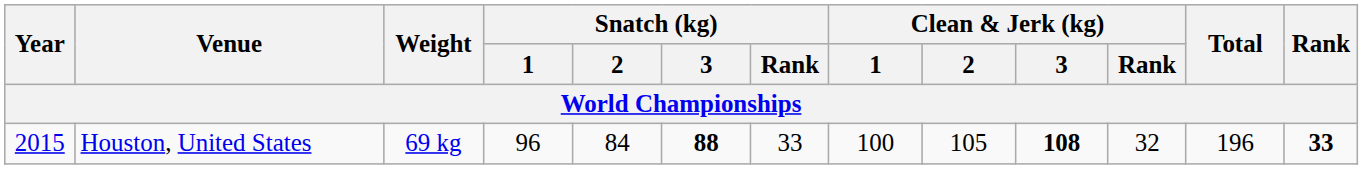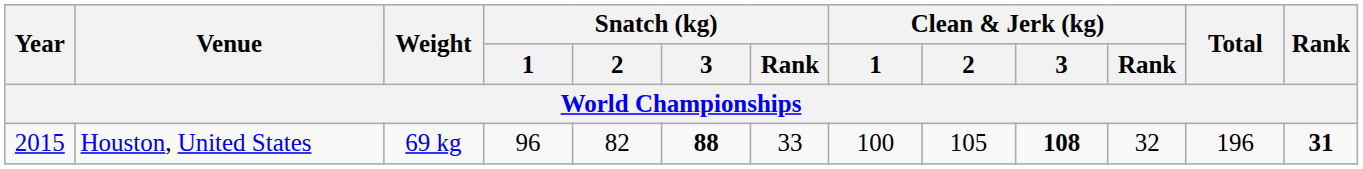(617, 143) 84 -> (617, 143) 82
(1321, 143) 33 -> (1321, 143) 31
